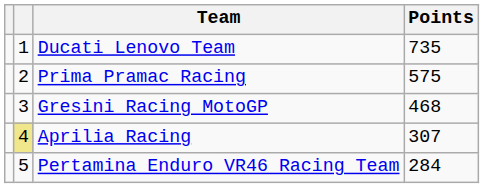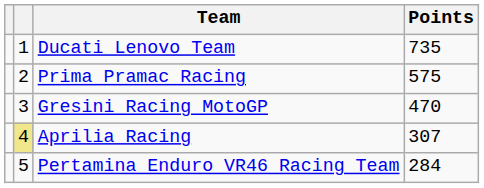(425, 108) 468 -> (425, 108) 470
